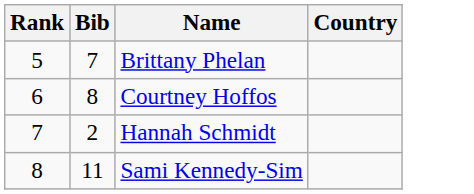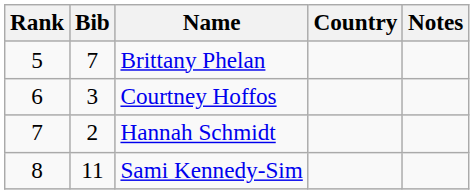+ column: (436, 22)
(92, 96) 8 -> (92, 96) 3
